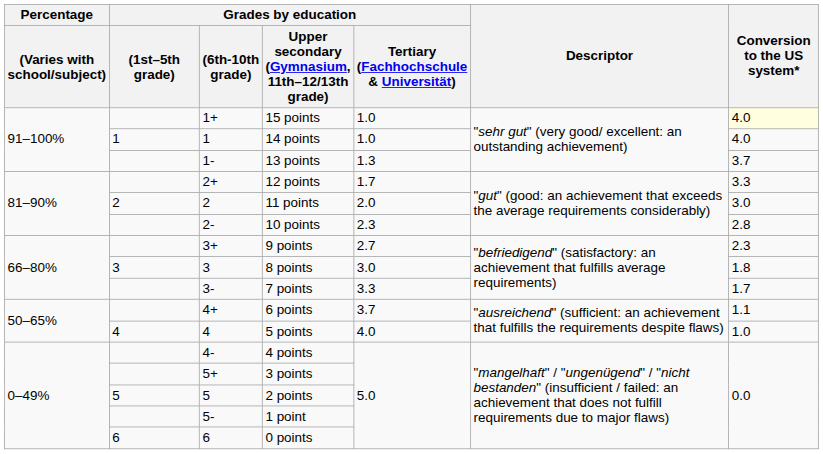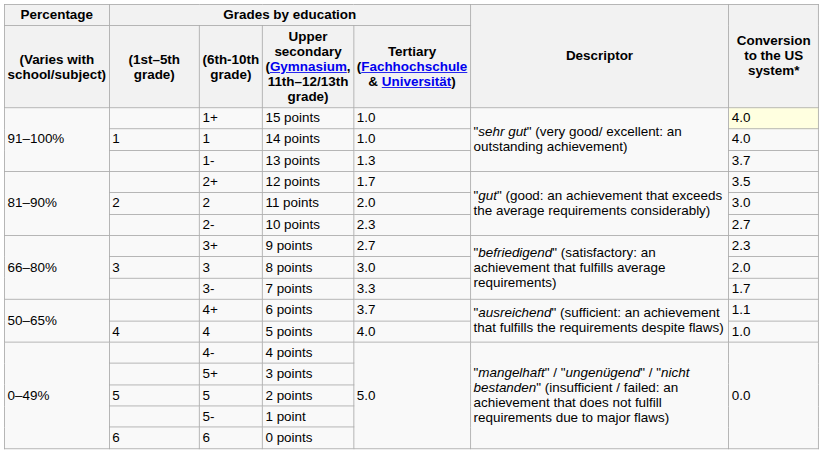(741, 182) 3.3 -> (741, 182) 3.5
(741, 224) 2.8 -> (741, 224) 2.7
(741, 267) 1.8 -> (741, 267) 2.0
